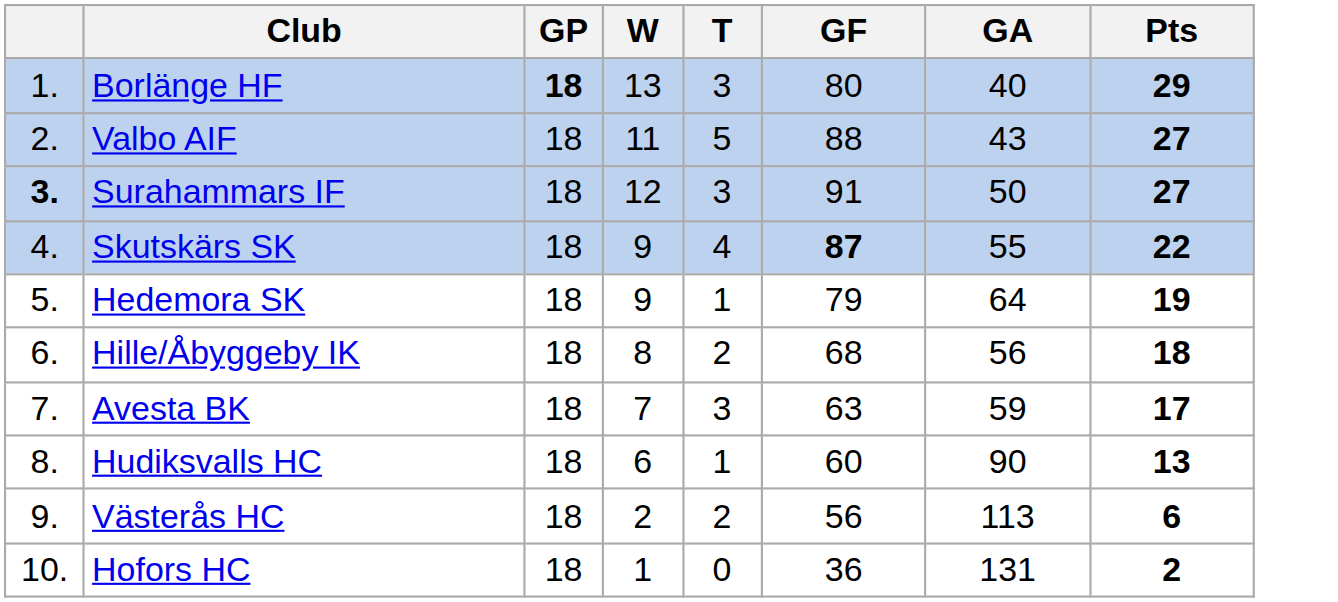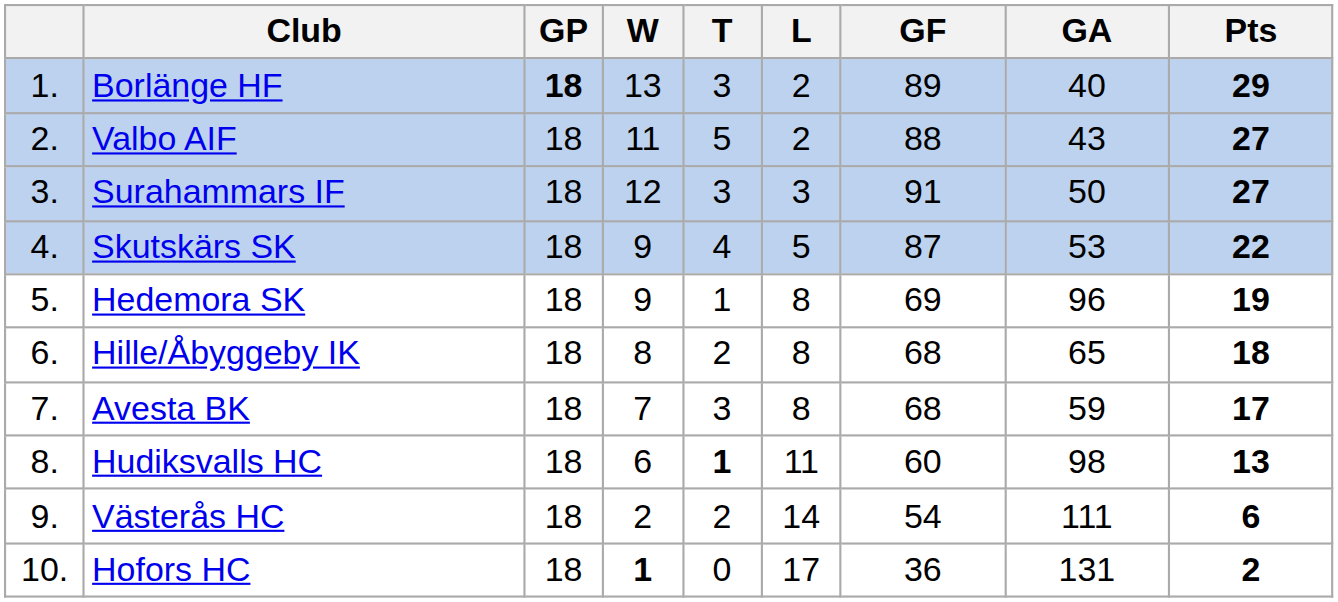+ column: (801, 31)
(844, 85) 80 -> (923, 85) 89
(45, 192) bold -> (45, 192) normal
(844, 246) bold -> (923, 246) normal
(1008, 246) 55 -> (1087, 246) 53
(844, 300) 79 -> (923, 300) 69
(1008, 300) 64 -> (1087, 300) 96
(1008, 354) 56 -> (1087, 354) 65
(844, 407) 63 -> (923, 407) 68
(722, 461) normal -> (722, 461) bold
(1008, 461) 90 -> (1087, 461) 98
(844, 515) 56 -> (923, 515) 54
(1008, 515) 113 -> (1087, 515) 111
(643, 569) normal -> (643, 569) bold
